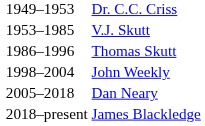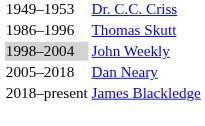- row: (121, 30)
(40, 72) no background -> (40, 51) lightgrey background
